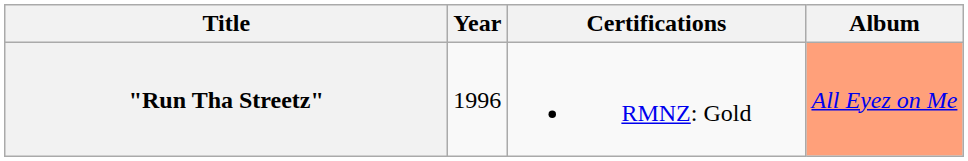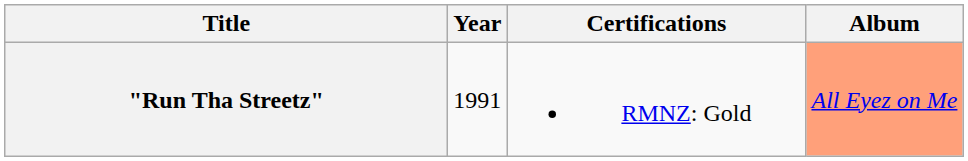(477, 99) 1996 -> (477, 99) 1991
